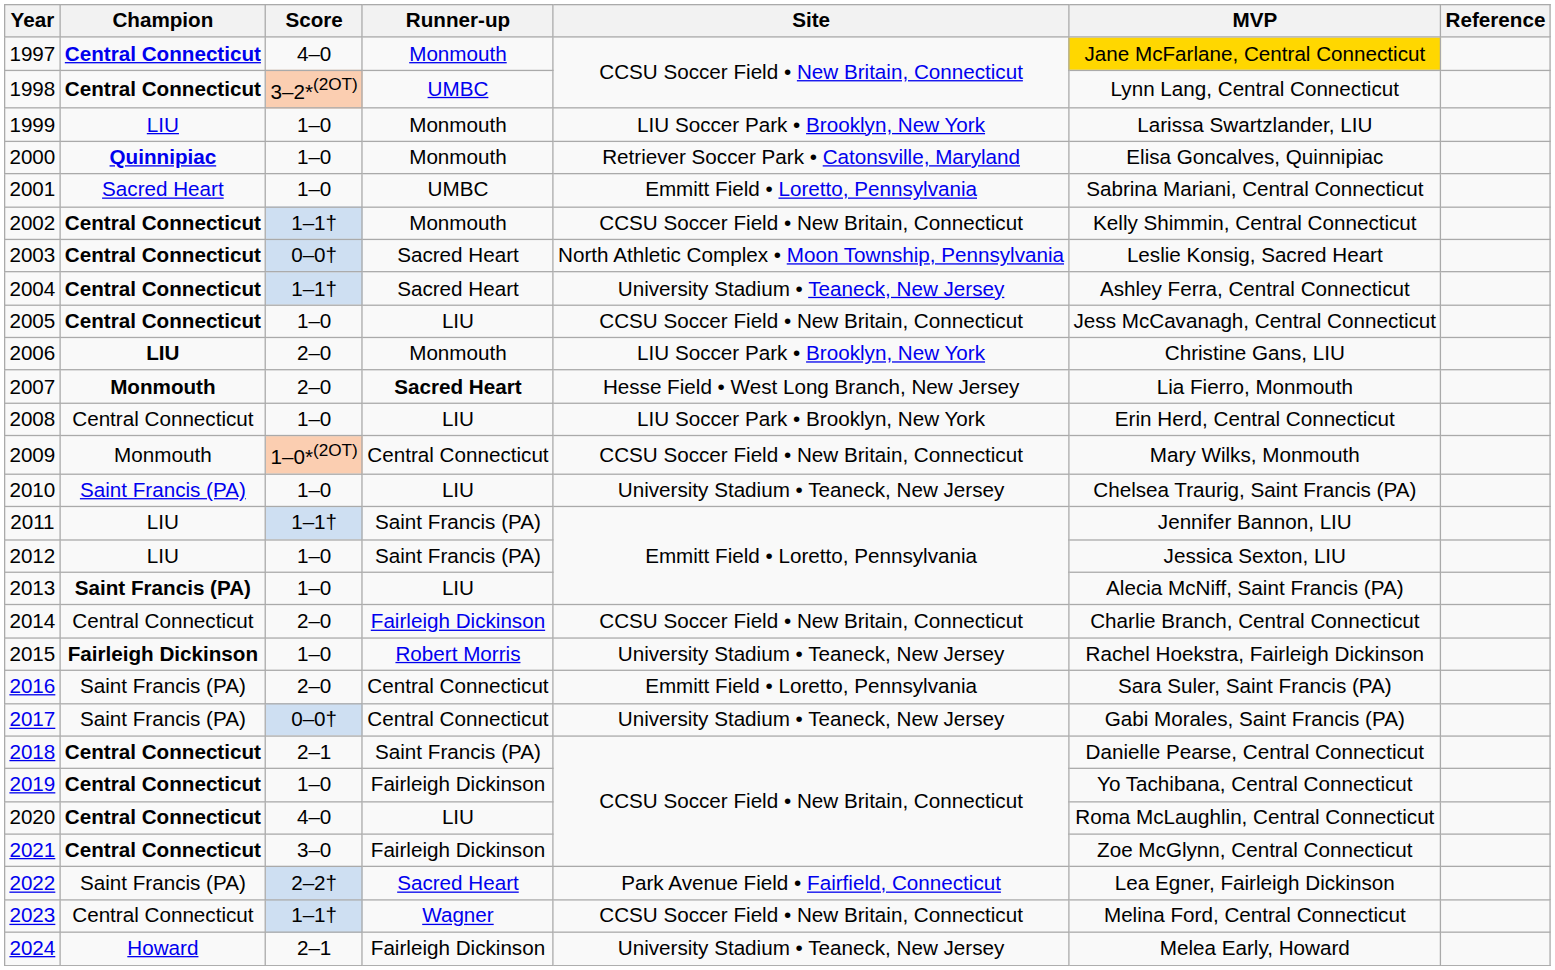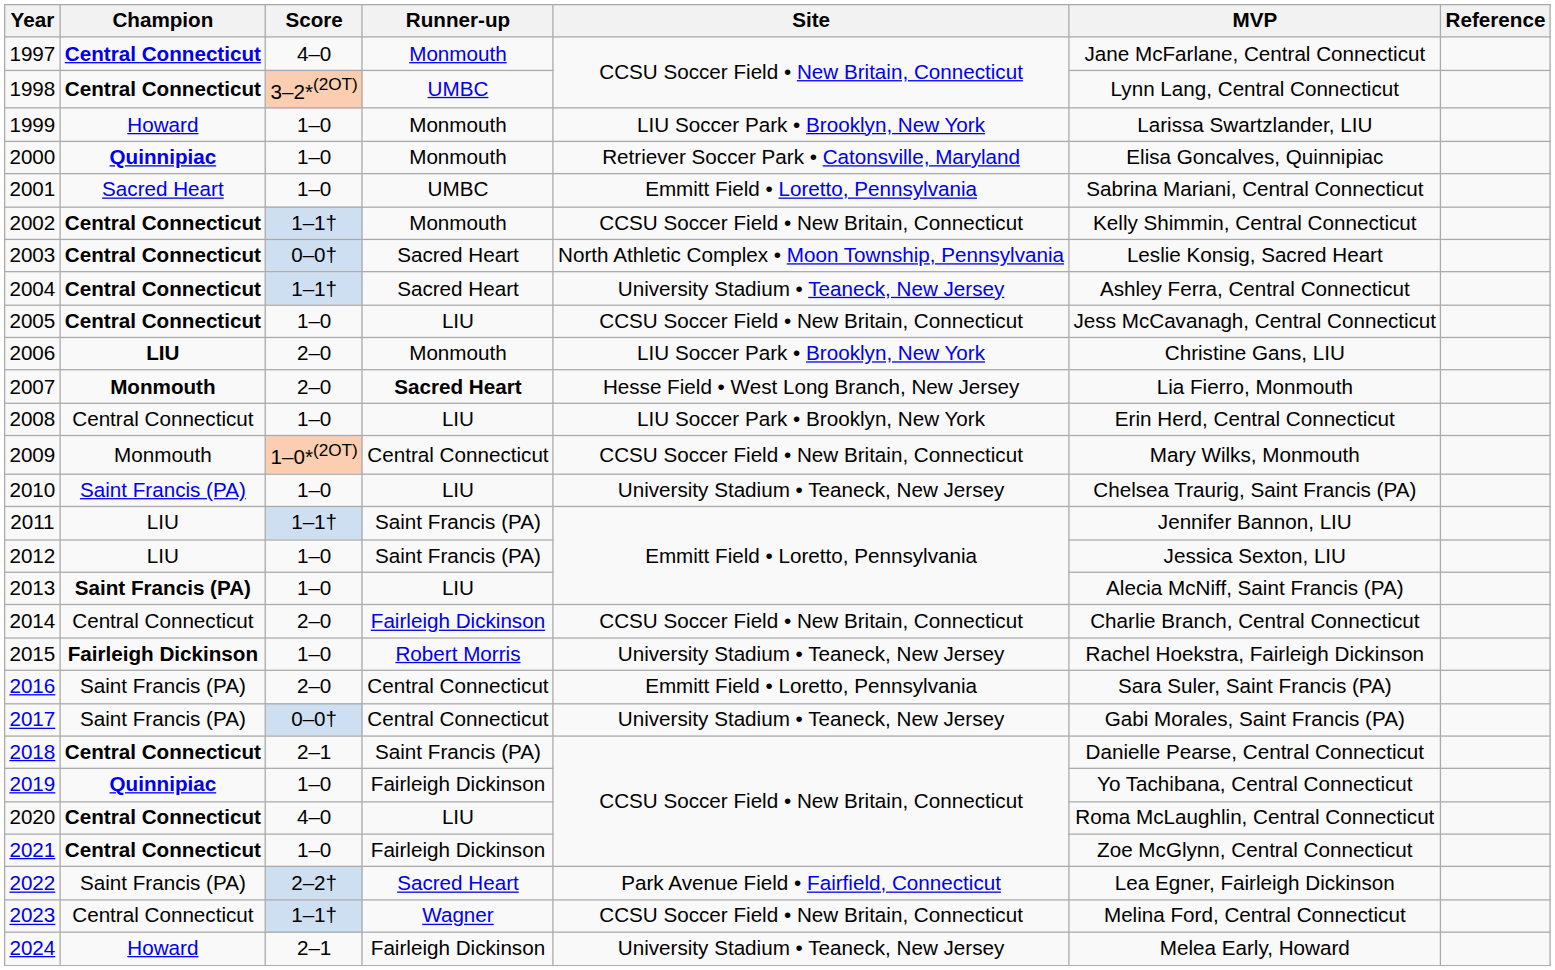(1255, 53) gold background -> (1255, 53) no background
(163, 124) LIU -> (163, 124) Howard
(163, 784) Central Connecticut -> (163, 784) Quinnipiac
(314, 850) 3–0 -> (314, 850) 1–0
